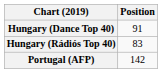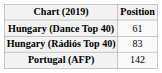(138, 28) 91 -> (138, 28) 61
